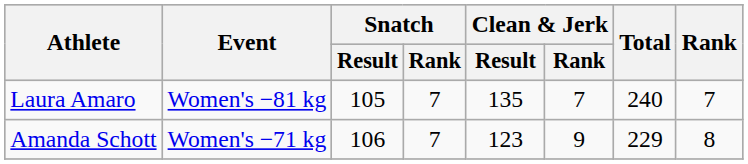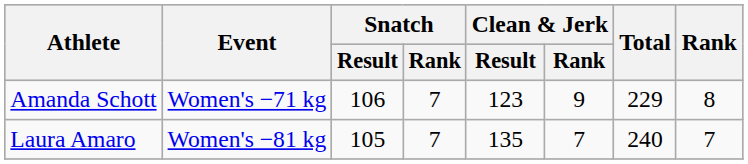rows swapped: (83, 139) <-> (73, 100)
